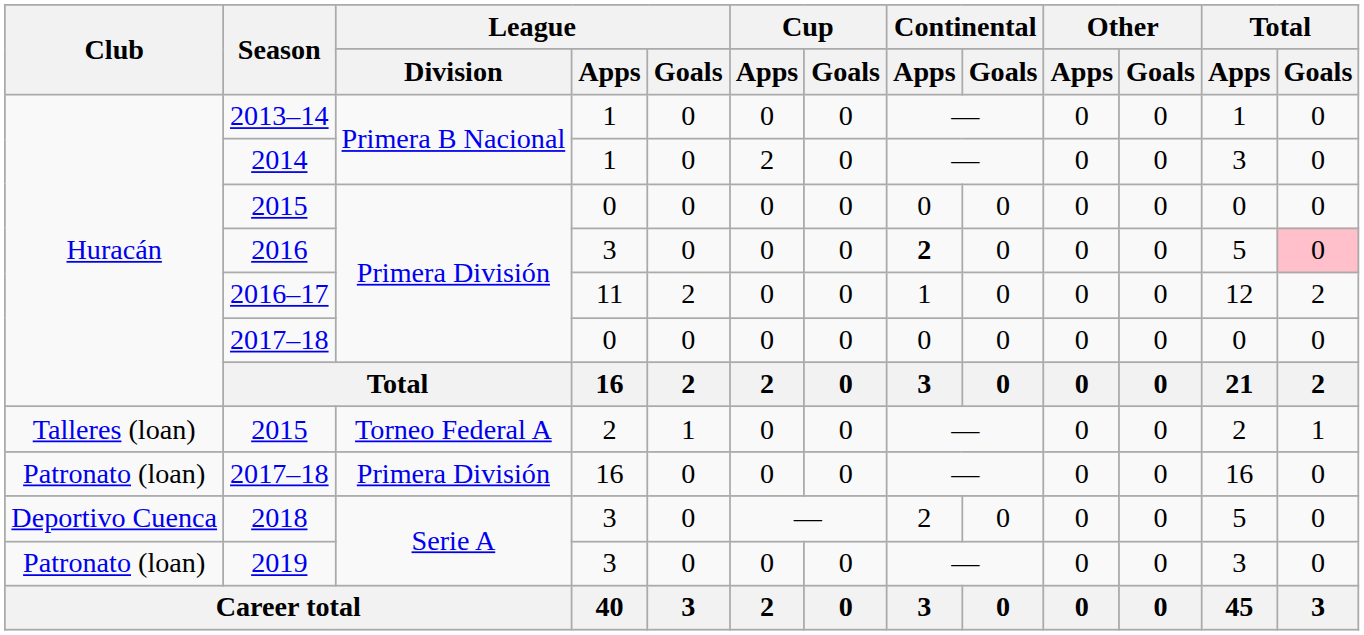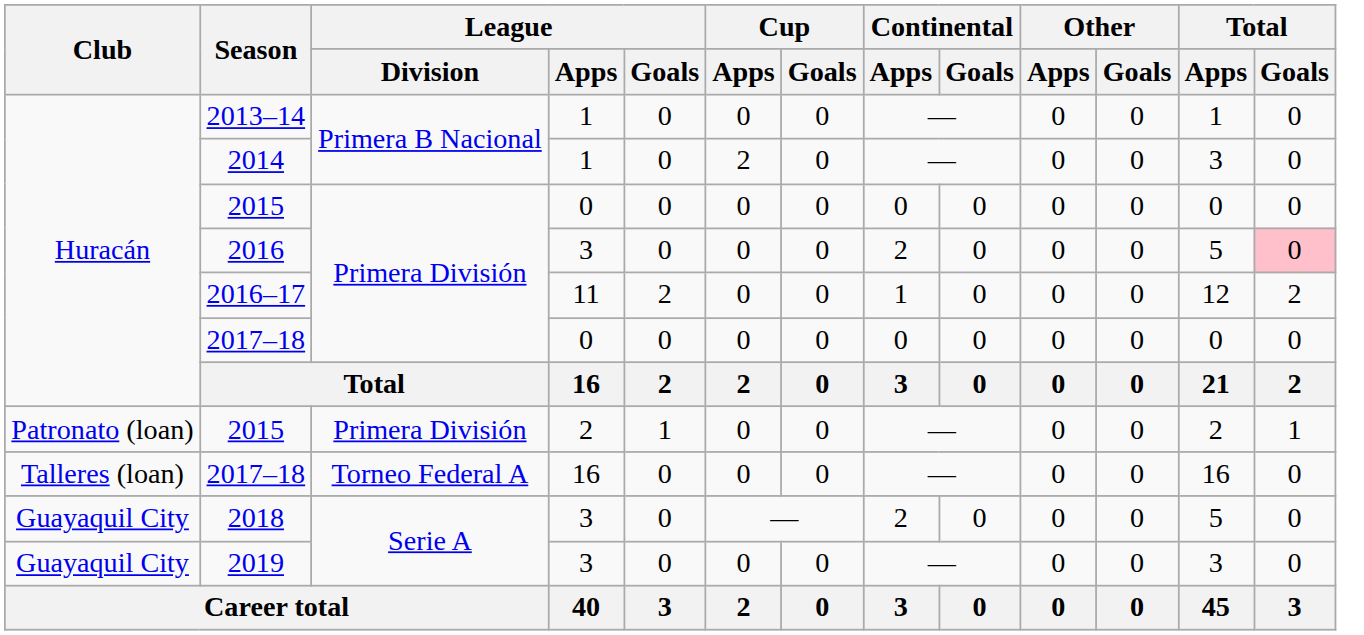(924, 250) bold -> (901, 250) normal
(114, 428) Talleres (loan) -> (102, 428) Patronato (loan)
(453, 428) Torneo Federal A -> (430, 428) Primera División
(114, 473) Patronato (loan) -> (102, 473) Talleres (loan)
(453, 473) Primera División -> (430, 473) Torneo Federal A
(114, 518) Deportivo Cuenca -> (102, 518) Guayaquil City
(114, 562) Patronato (loan) -> (102, 562) Guayaquil City
